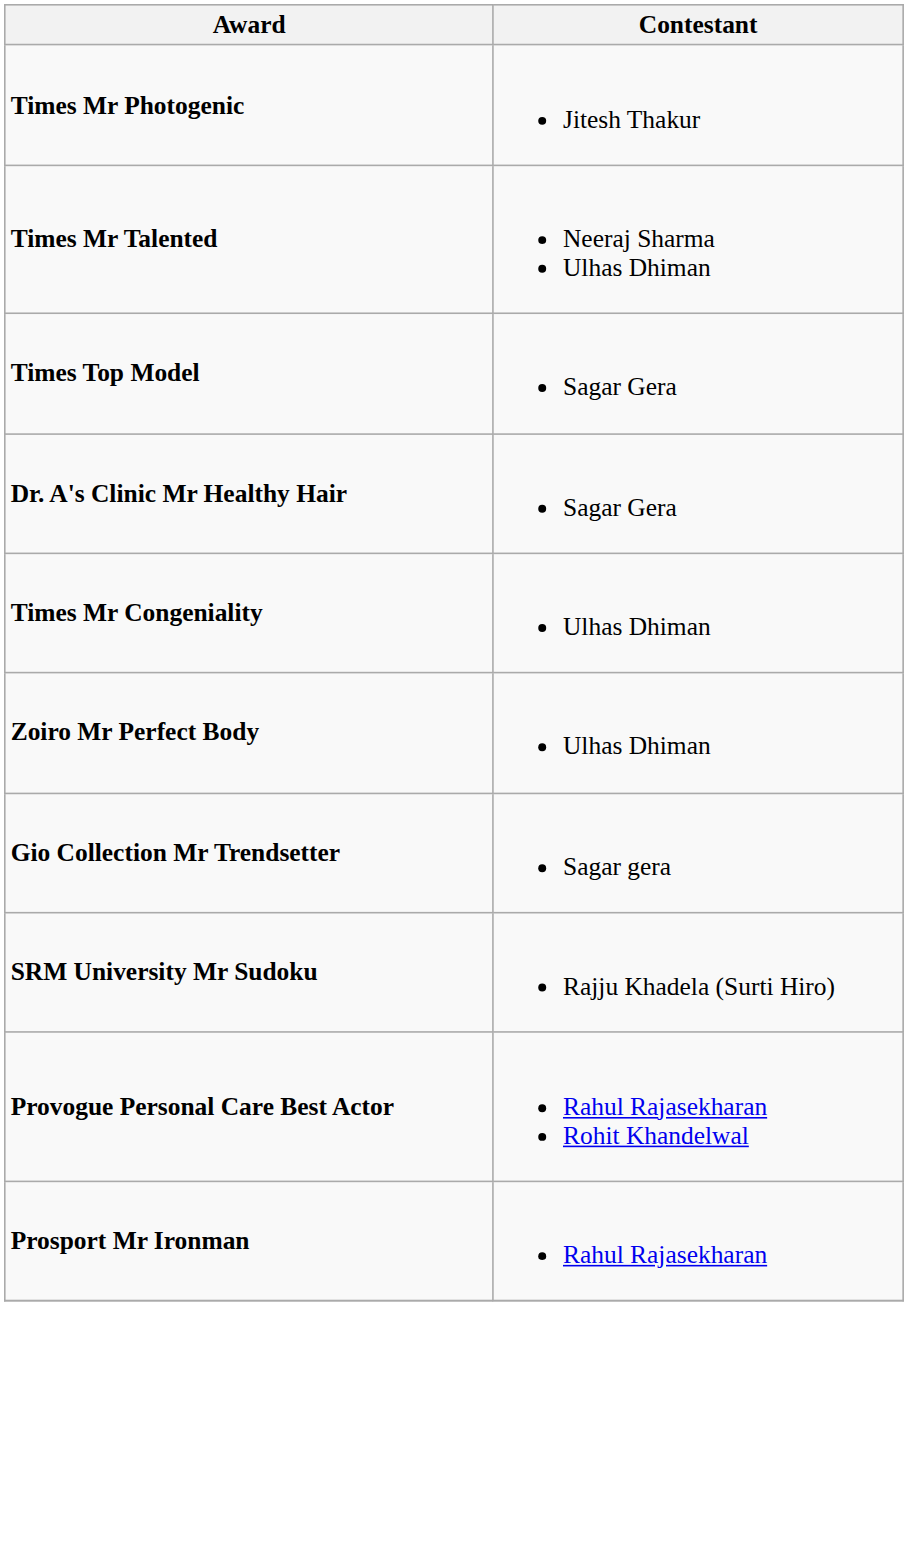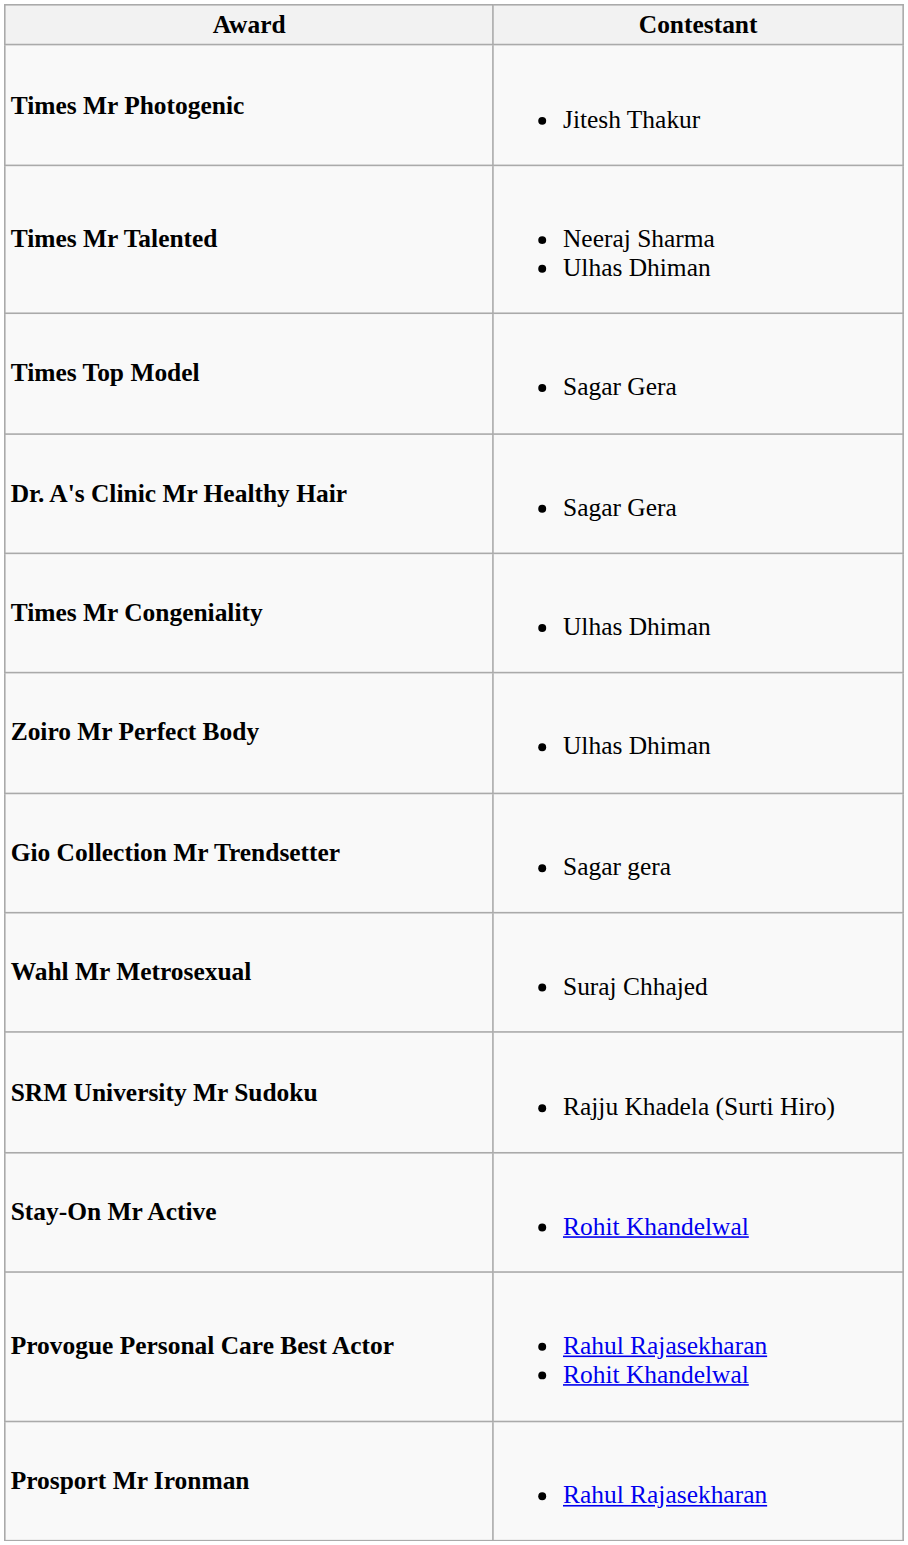+ row: (131, 972)
+ row: (114, 1212)
